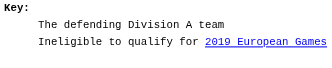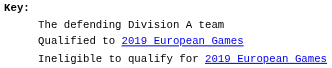+ row: (141, 41)
